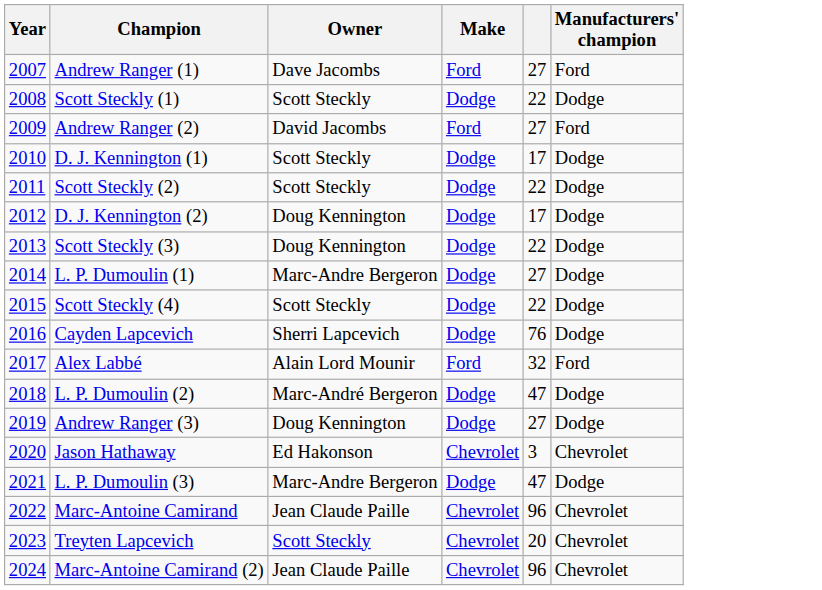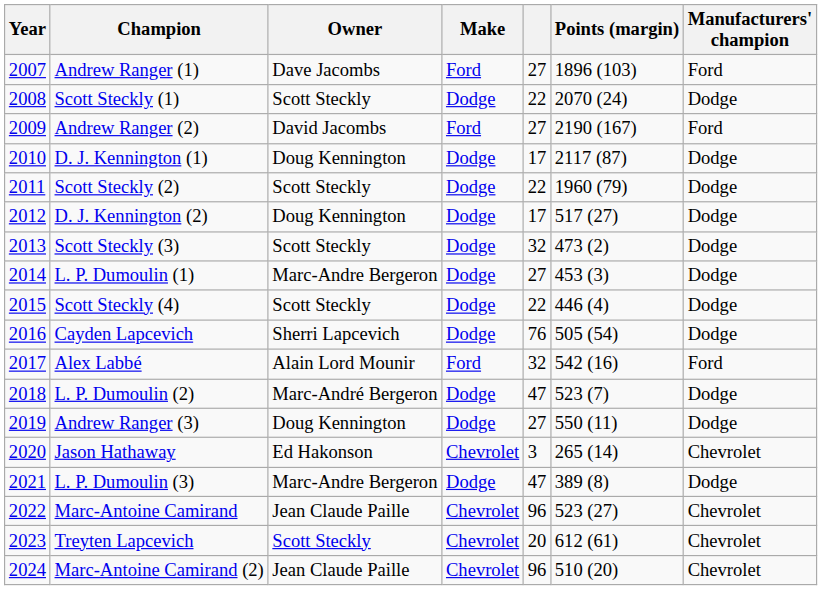+ column: (617, 29)
(322, 157) Scott Steckly -> (339, 157) Doug Kennington
(339, 246) Doug Kennington -> (322, 246) Scott Steckly
(537, 246) 22 -> (537, 246) 32
